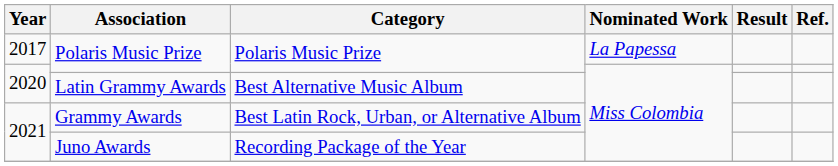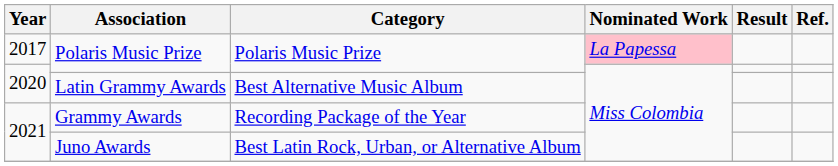(633, 49) no background -> (633, 49) pink background
(408, 117) Best Latin Rock, Urban, or Alternative Album -> (350, 117) Recording Package of the Year
(350, 146) Recording Package of the Year -> (408, 146) Best Latin Rock, Urban, or Alternative Album
